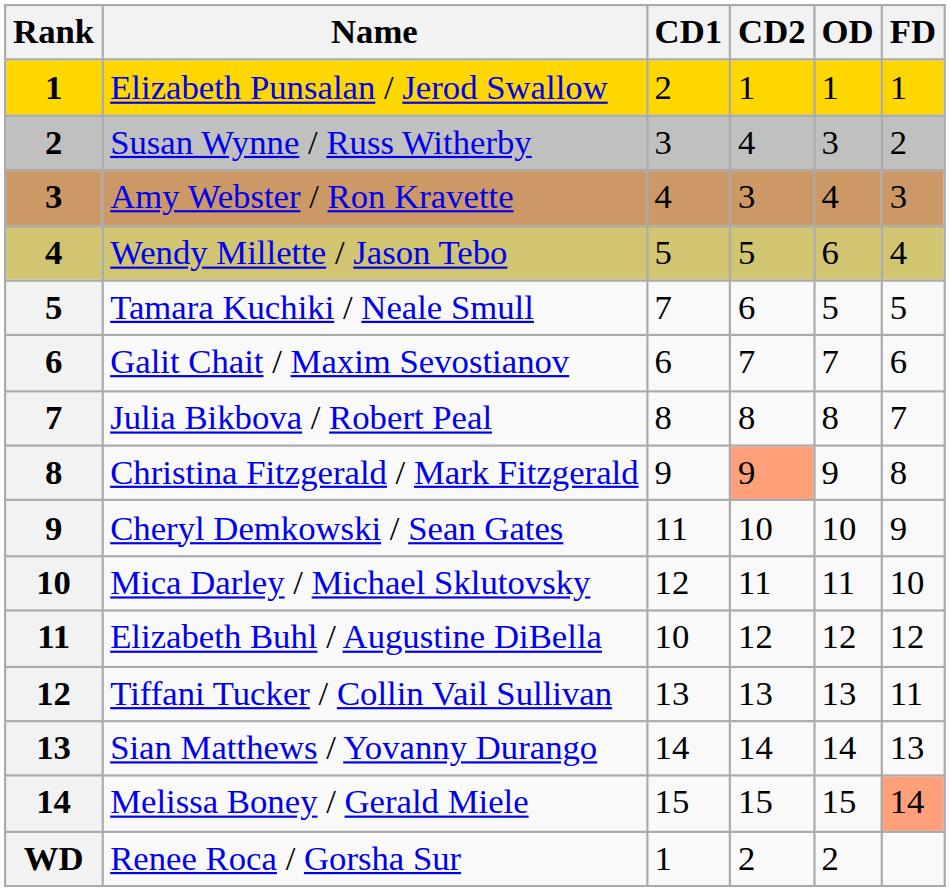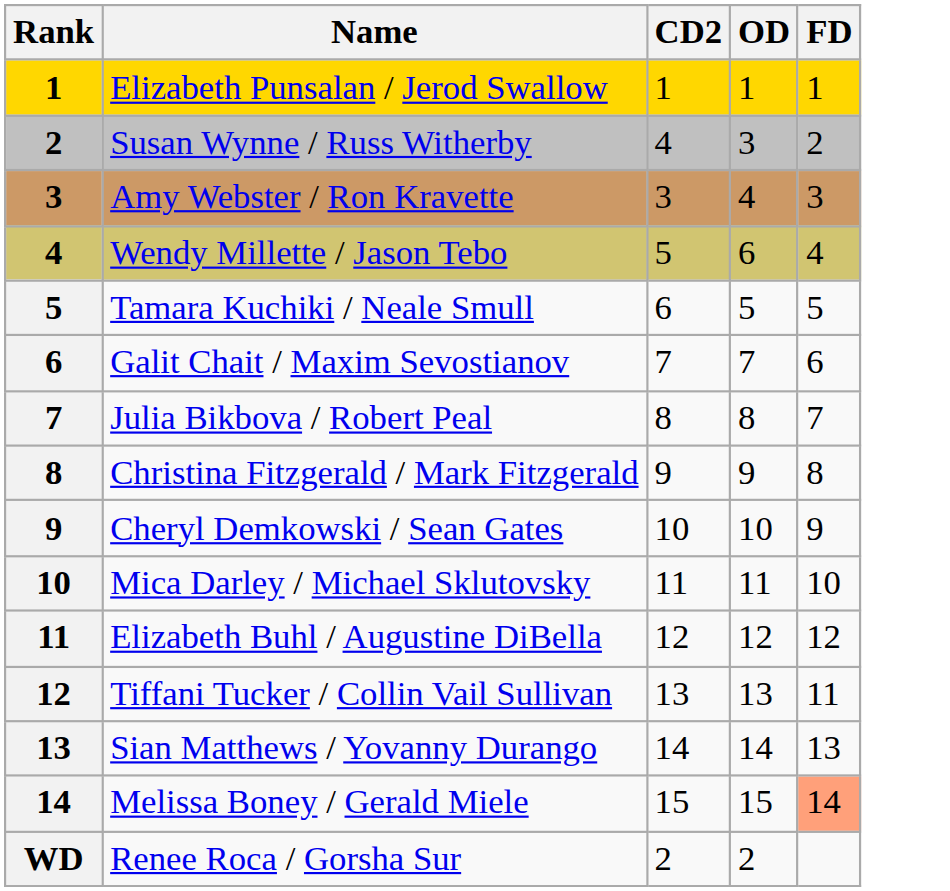- column: (688, 32)
(747, 472) lightsalmon background -> (663, 472) no background
